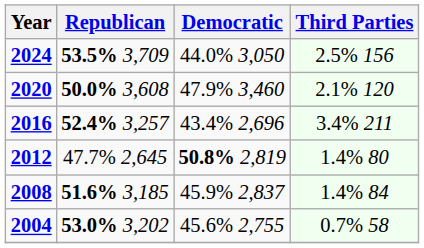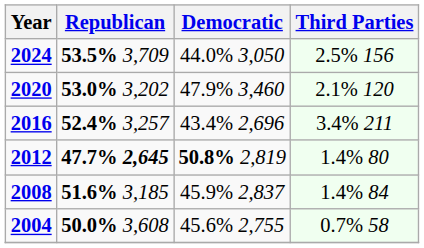(115, 89) 50.0% 3,608 -> (115, 89) 53.0% 3,202
(115, 157) normal -> (115, 157) bold
(115, 224) 53.0% 3,202 -> (115, 224) 50.0% 3,608
